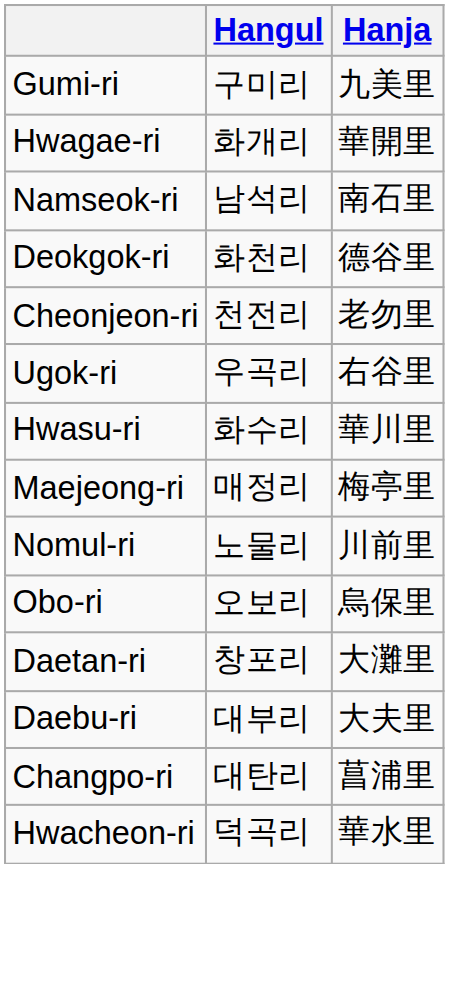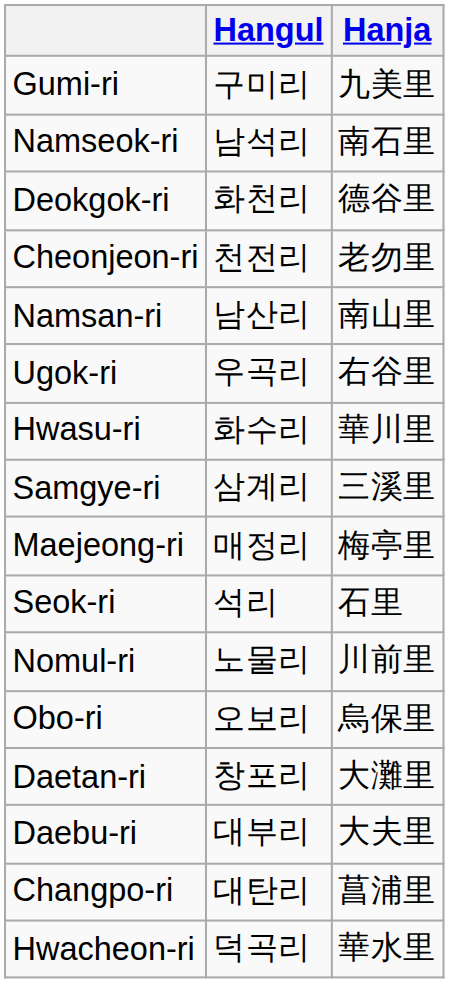- row: (87, 142)
+ row: (87, 315)
+ row: (87, 488)
+ row: (64, 603)
